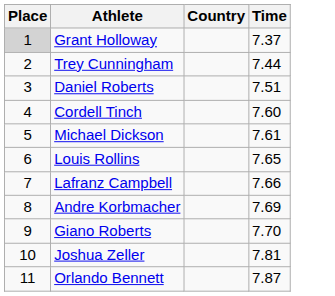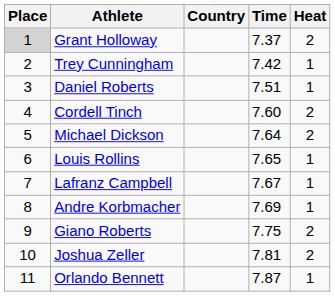+ column: (310, 16)
(267, 64) 7.44 -> (267, 64) 7.42
(267, 135) 7.61 -> (267, 135) 7.64
(267, 183) 7.66 -> (267, 183) 7.67
(267, 231) 7.70 -> (267, 231) 7.75
